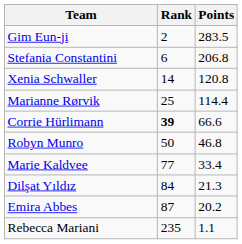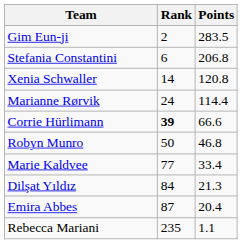(167, 100) 25 -> (167, 100) 24
(210, 206) 20.2 -> (210, 206) 20.4
